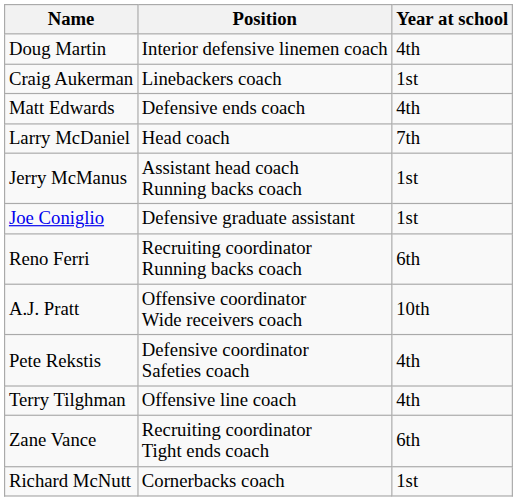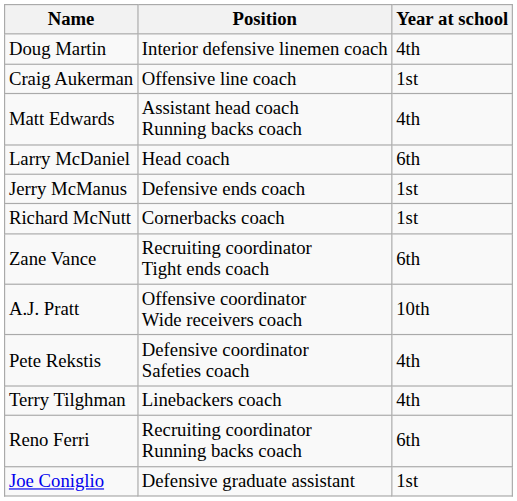(212, 78) Linebackers coach -> (219, 78) Offensive line coach
(223, 108) Defensive ends coach -> (222, 118) Assistant head coach Running backs coach
(408, 138) 7th -> (408, 159) 6th
(222, 178) Assistant head coach Running backs coach -> (223, 188) Defensive ends coach
rows swapped: (70, 480) <-> (56, 218)
rows swapped: (49, 258) <-> (53, 440)
(219, 400) Offensive line coach -> (212, 400) Linebackers coach
